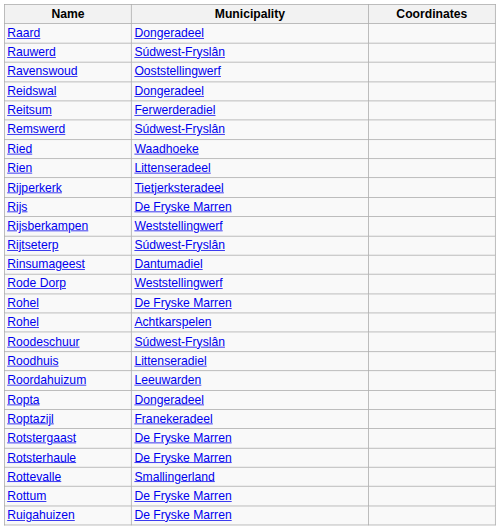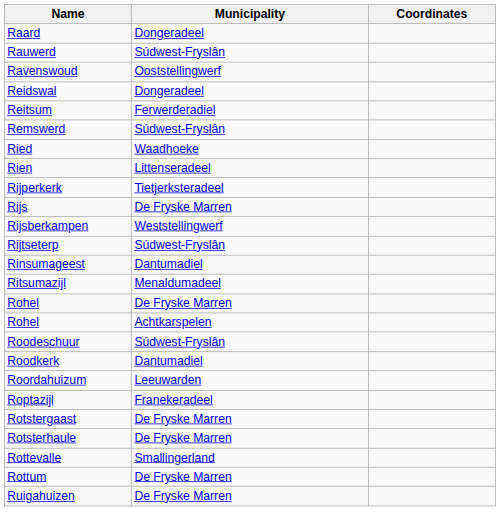+ row: (37, 284)
- row: (37, 284)
- row: (33, 361)
+ row: (33, 361)
- row: (23, 399)
